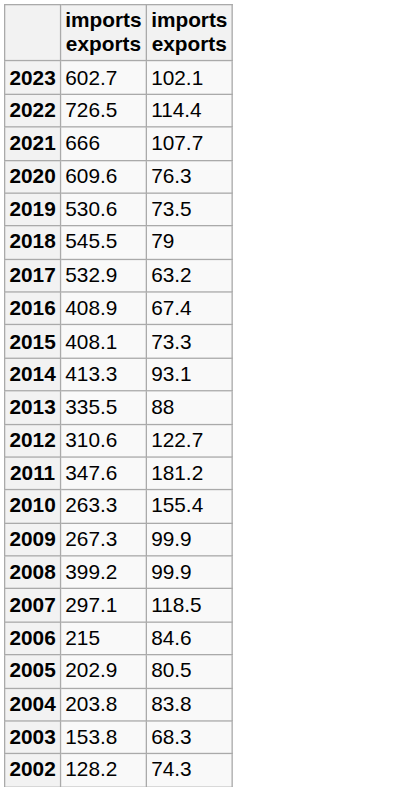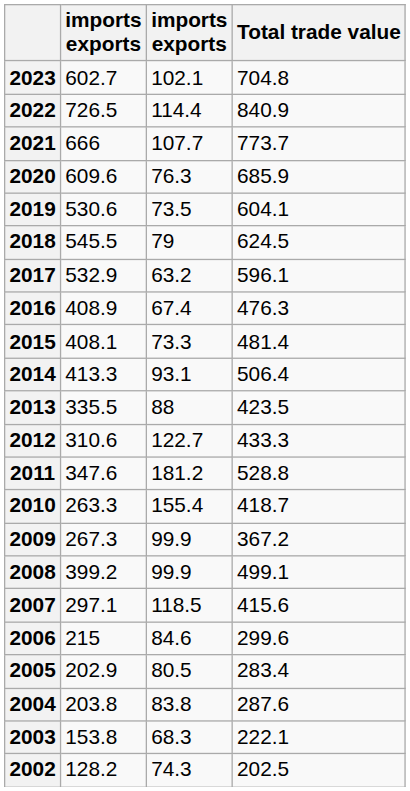+ column: (319, 32)
